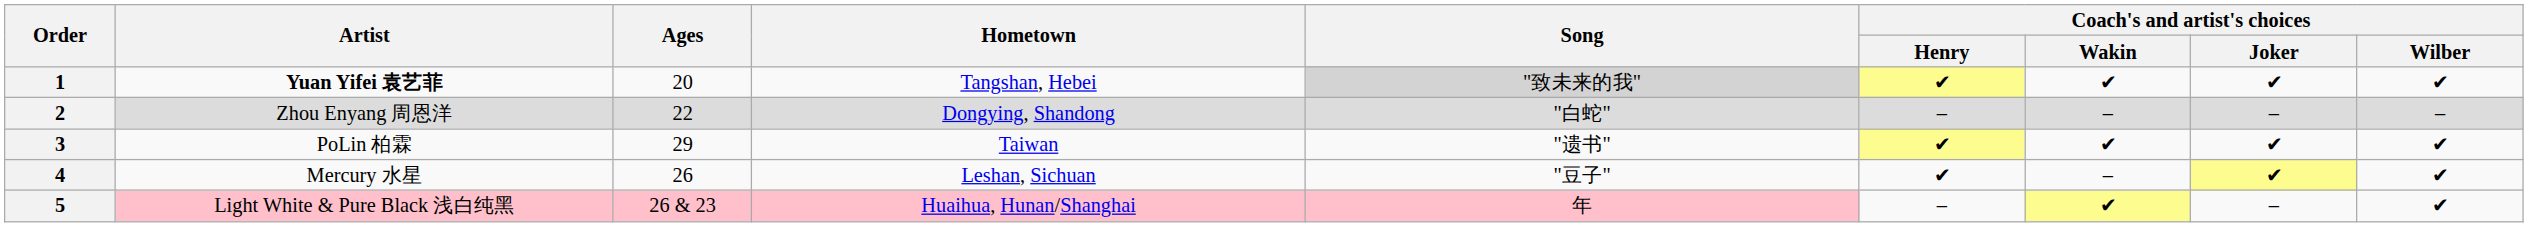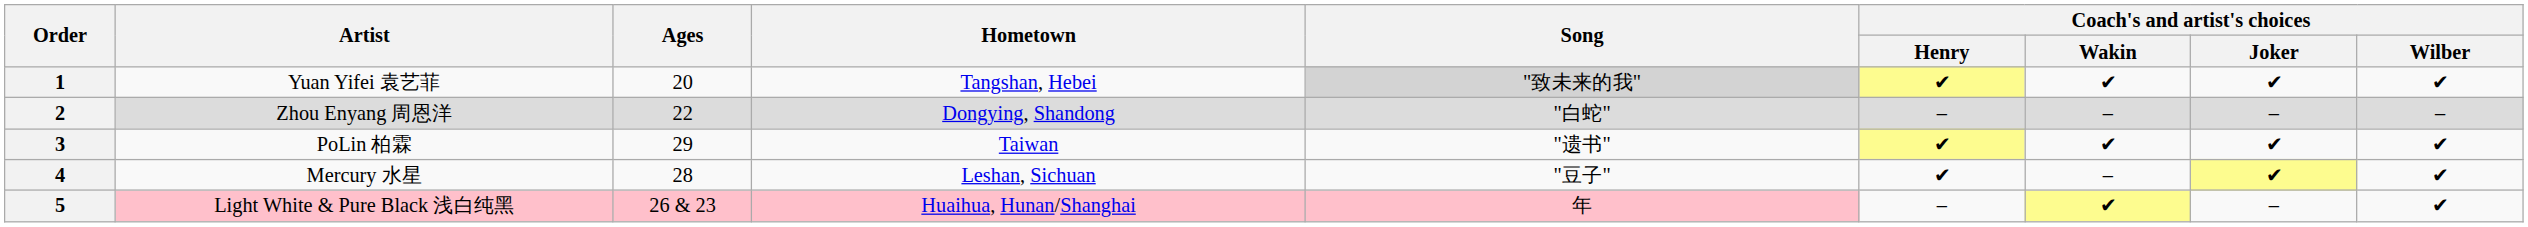(364, 82) bold -> (364, 82) normal
(683, 175) 26 -> (683, 175) 28
